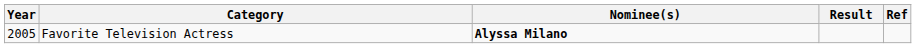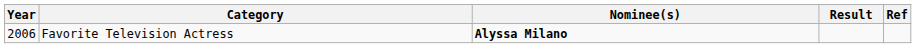(22, 33) 2005 -> (22, 33) 2006
